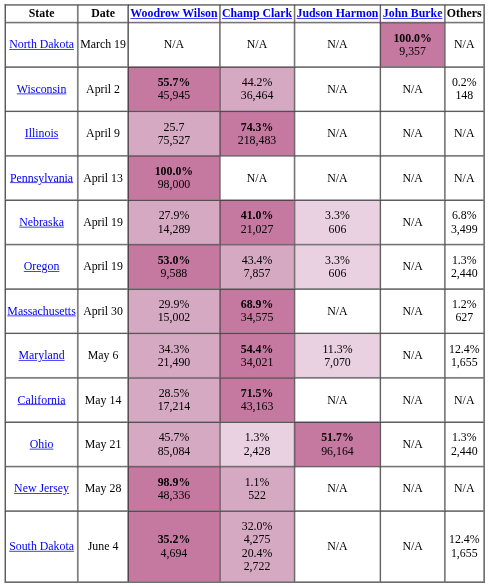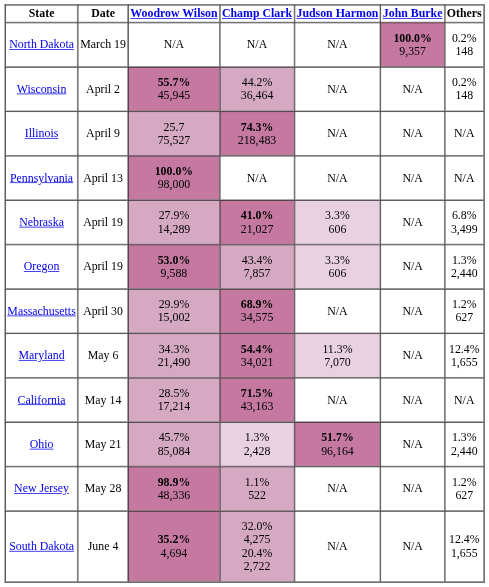(464, 44) N/A -> (464, 44) 0.2% 148
(464, 488) N/A -> (464, 488) 1.2% 627
